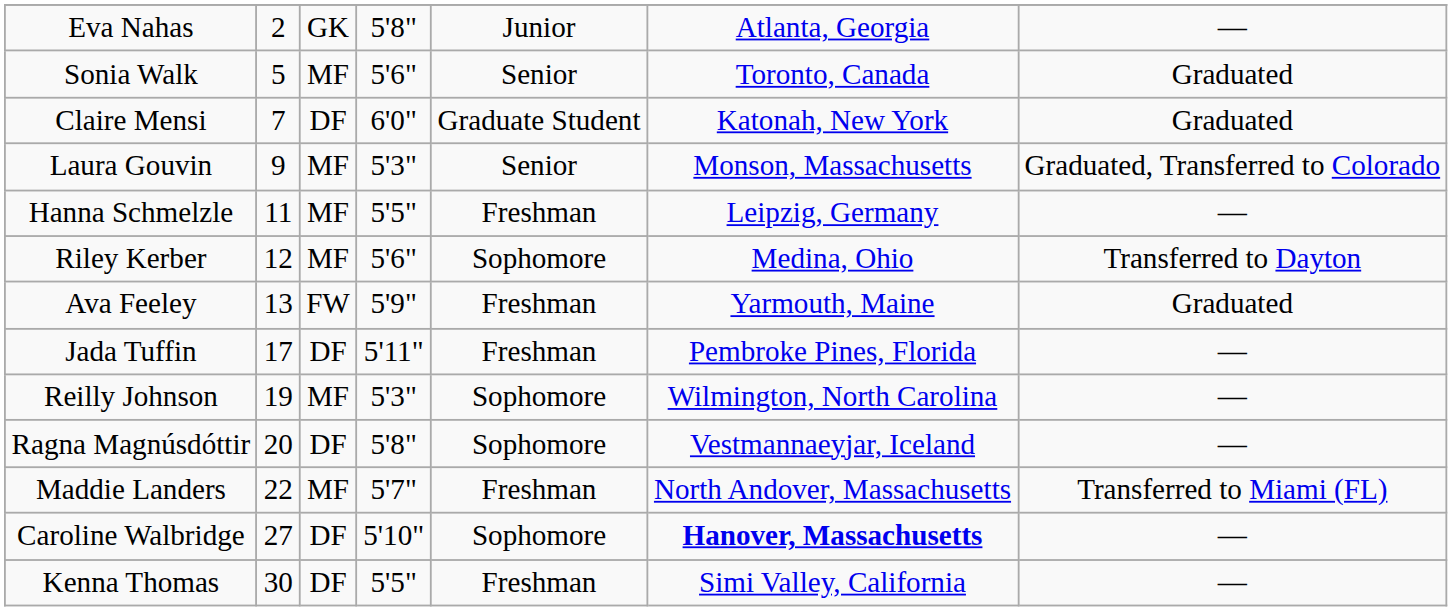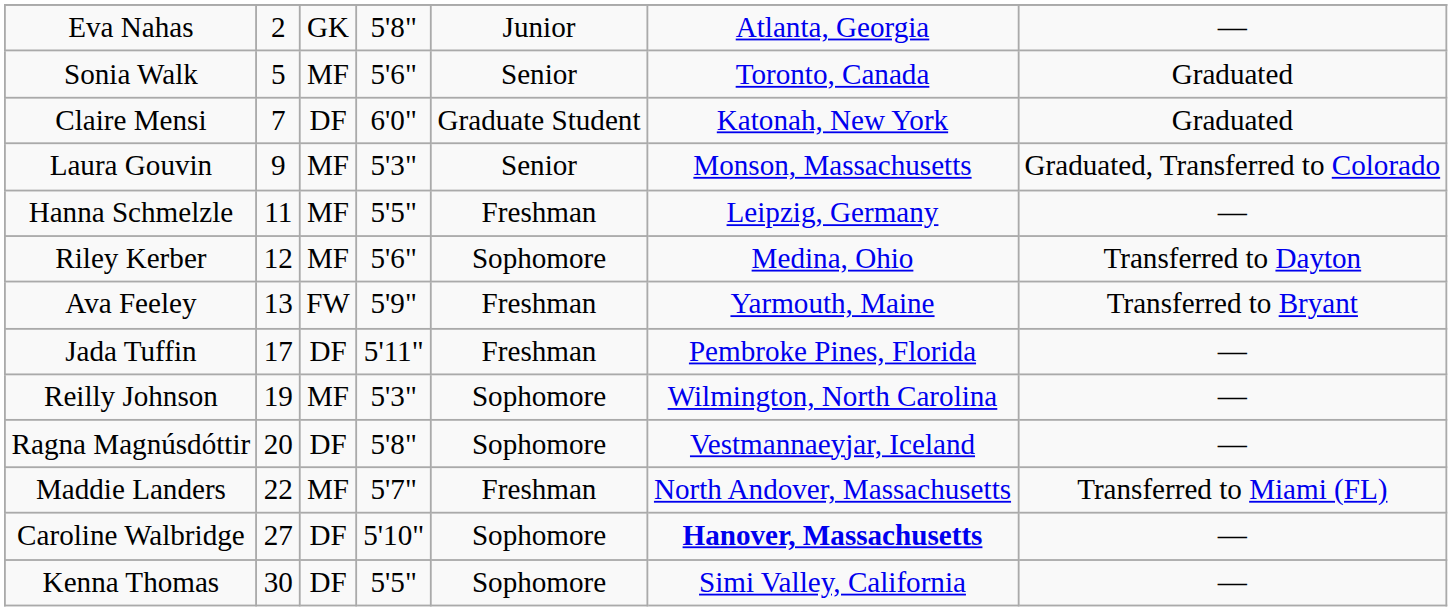(1232, 304) Graduated -> (1232, 304) Transferred to Bryant
(539, 581) Freshman -> (539, 581) Sophomore
